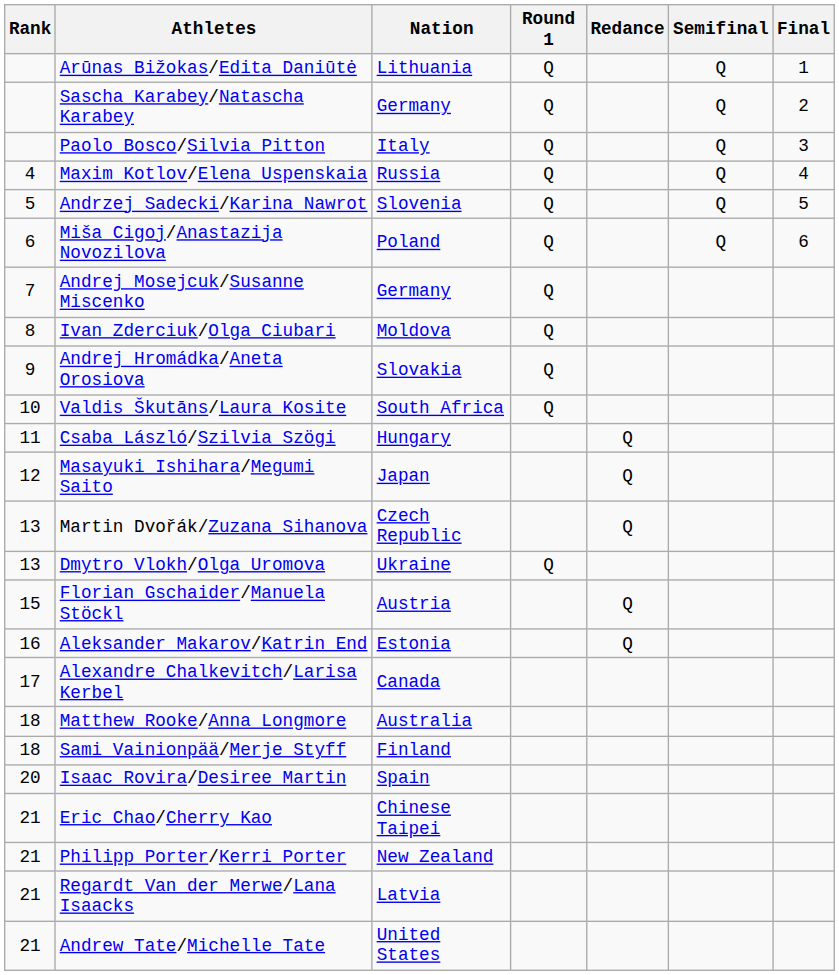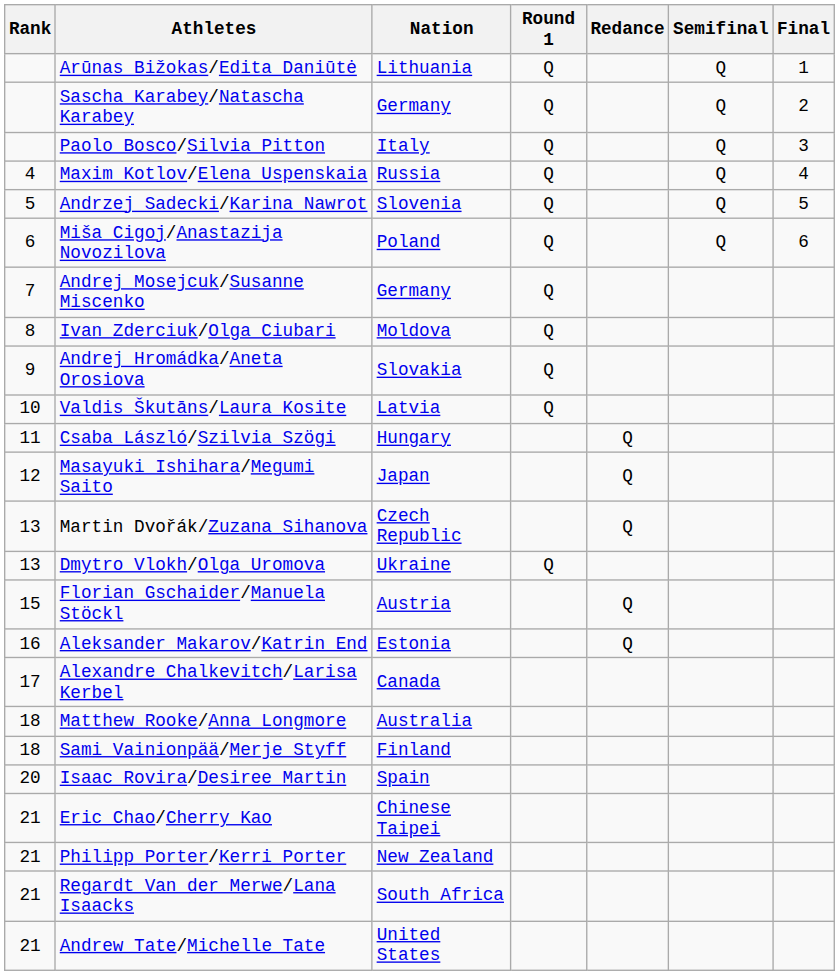(440, 409) South Africa -> (408, 409) Latvia
(408, 896) Latvia -> (440, 896) South Africa
